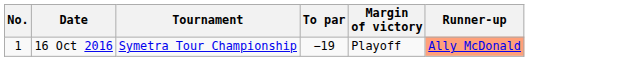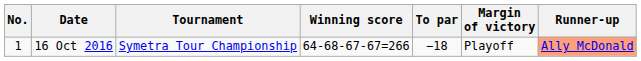+ column: (356, 21)
(324, 47) −19 -> (437, 47) −18
